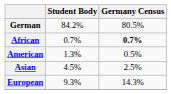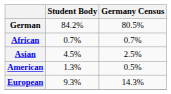(133, 40) bold -> (133, 40) normal
rows swapped: (25, 68) <-> (25, 54)
